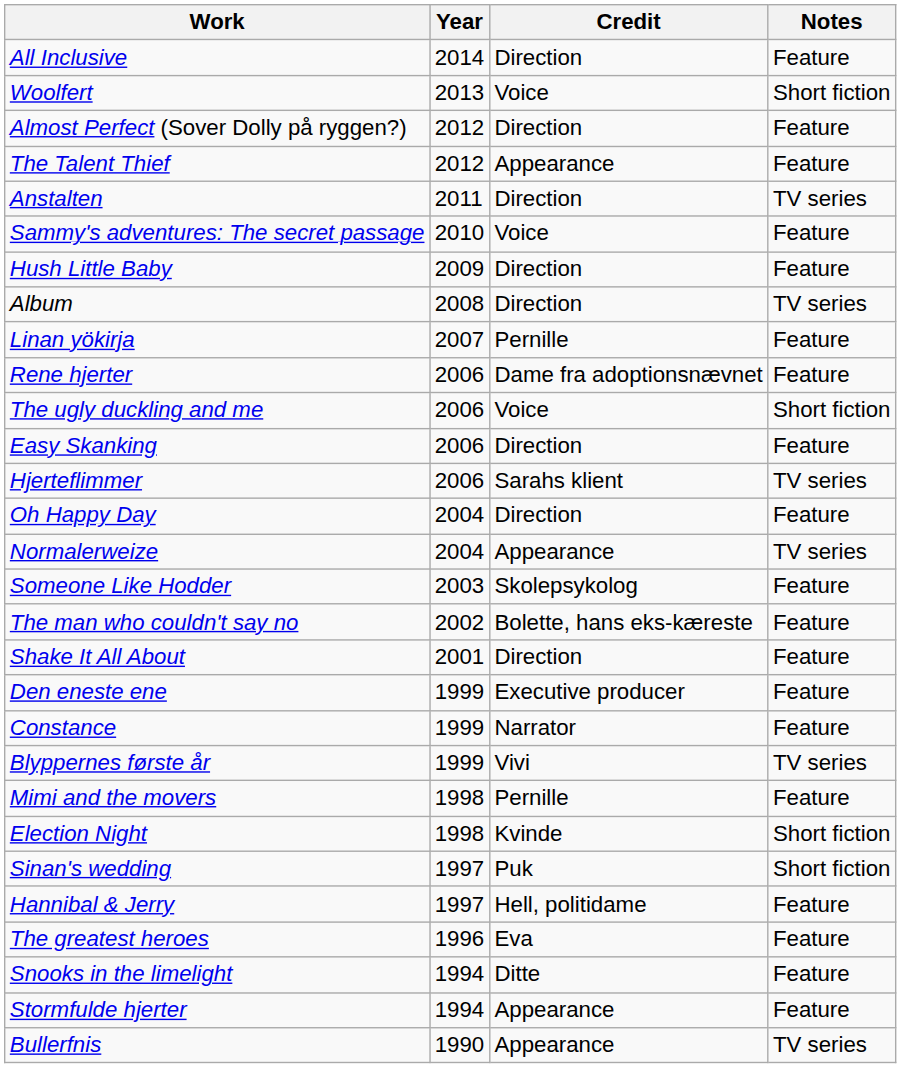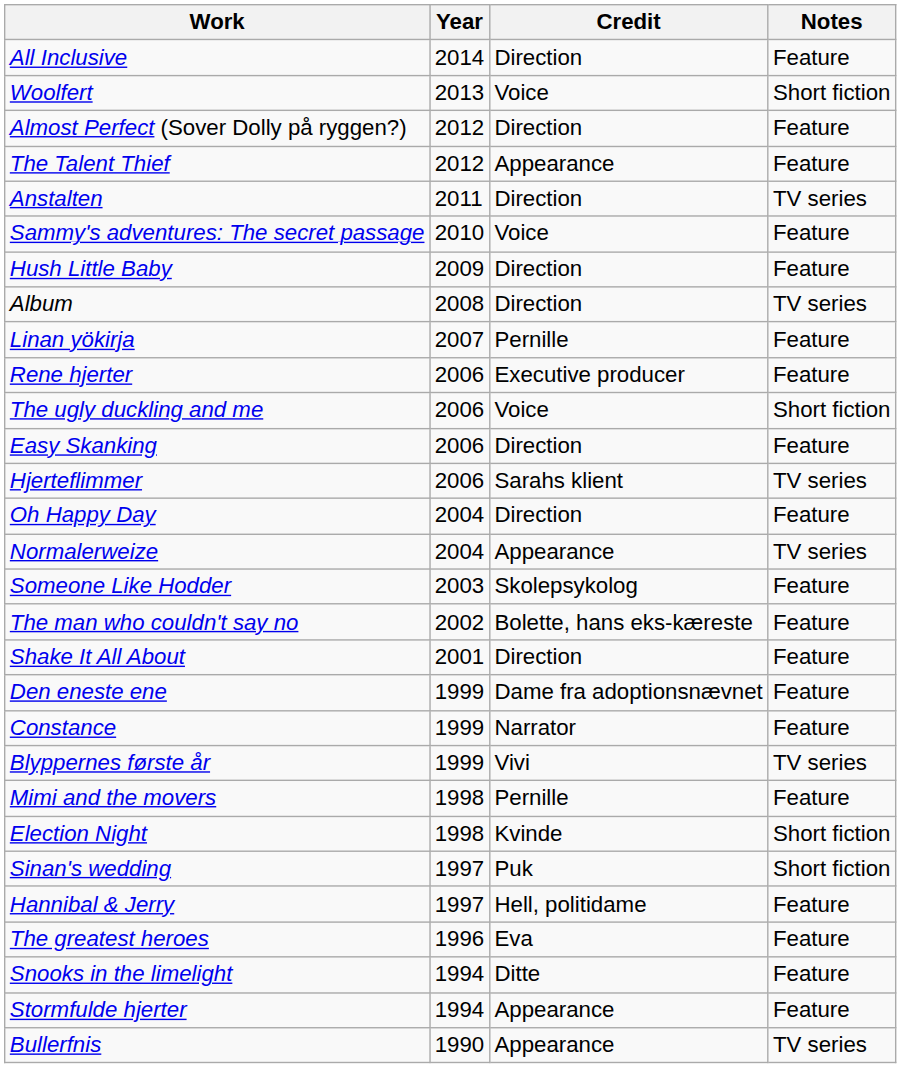(629, 374) Dame fra adoptionsnævnet -> (590, 374) Executive producer
(590, 692) Executive producer -> (629, 692) Dame fra adoptionsnævnet
